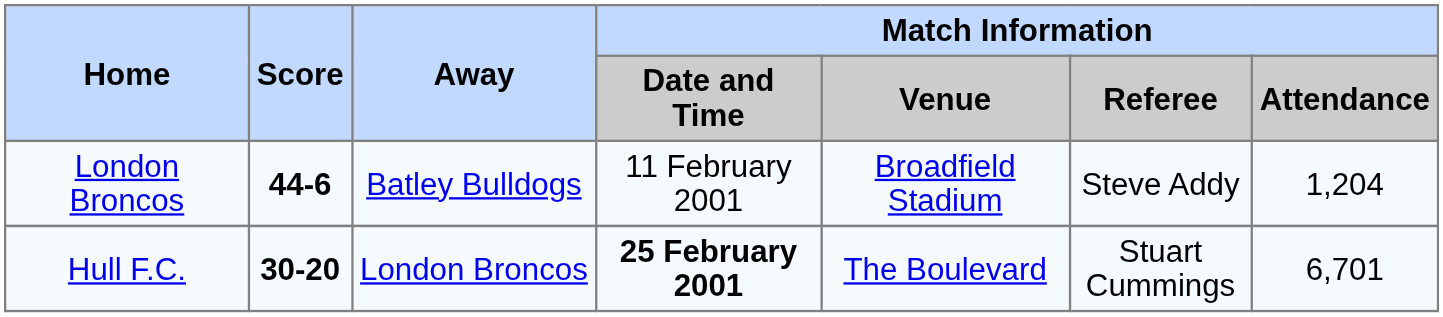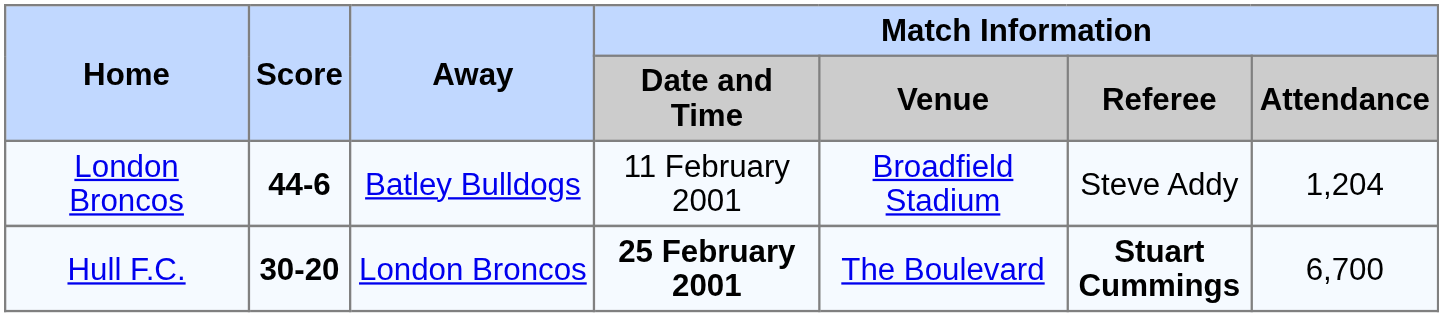(1161, 268) normal -> (1159, 268) bold
(1345, 268) 6,701 -> (1345, 268) 6,700
